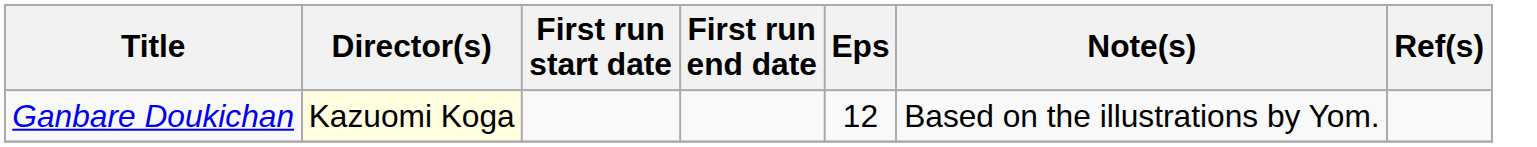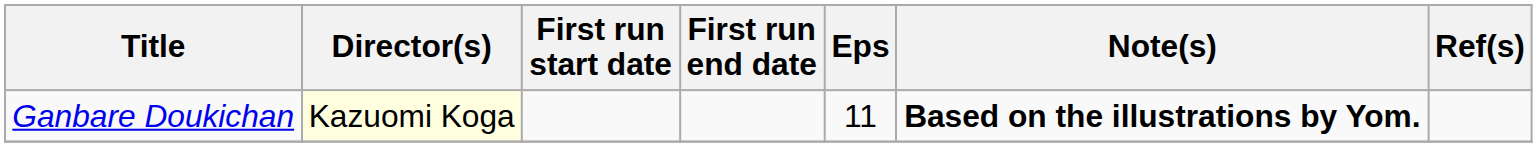(860, 115) 12 -> (860, 115) 11
(1142, 115) normal -> (1162, 115) bold
